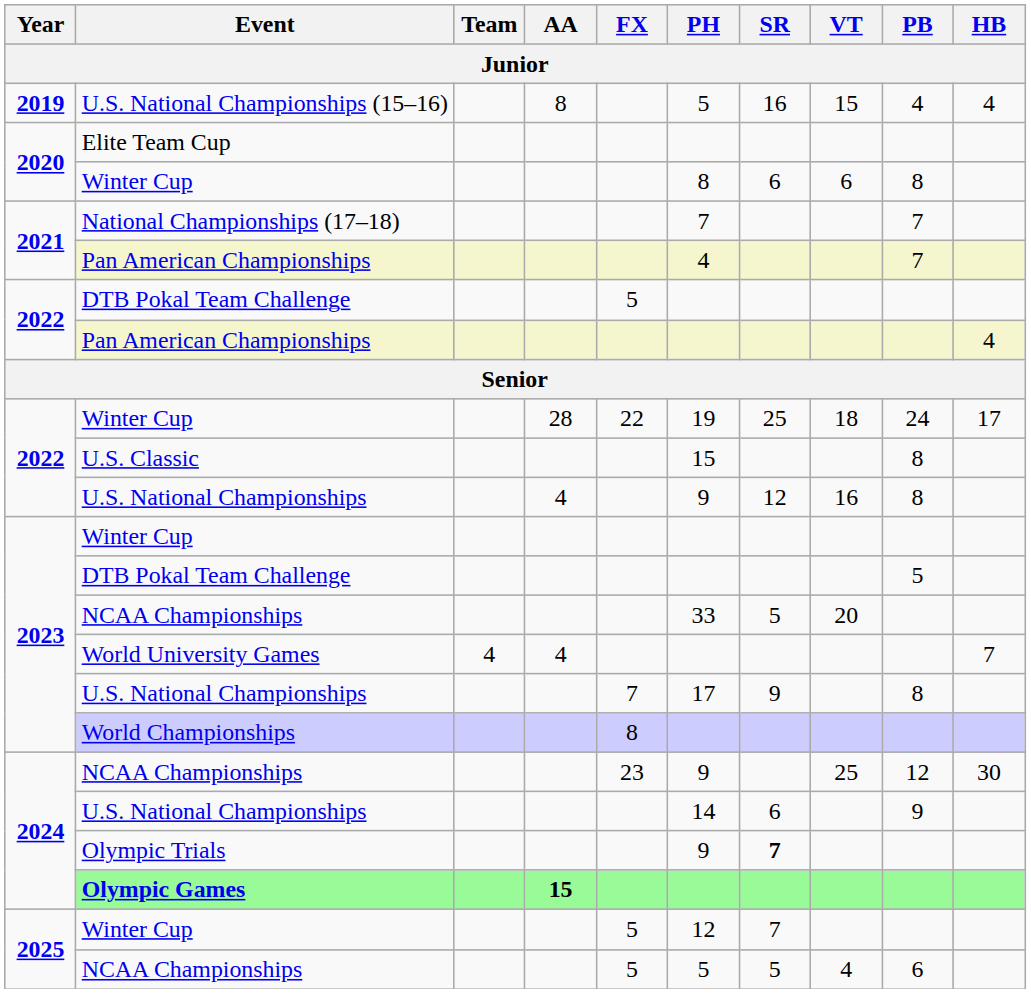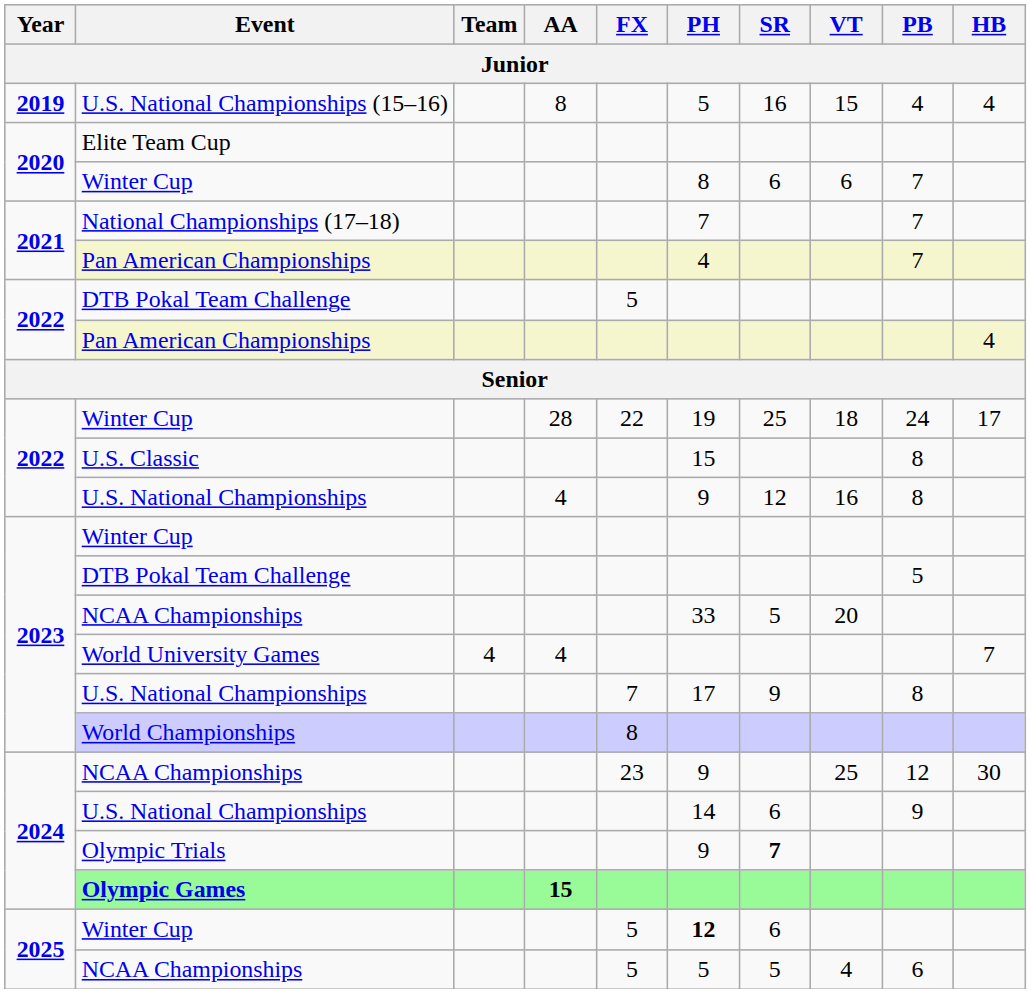(918, 181) 8 -> (918, 181) 7
(703, 929) normal -> (703, 929) bold
(775, 929) 7 -> (775, 929) 6
